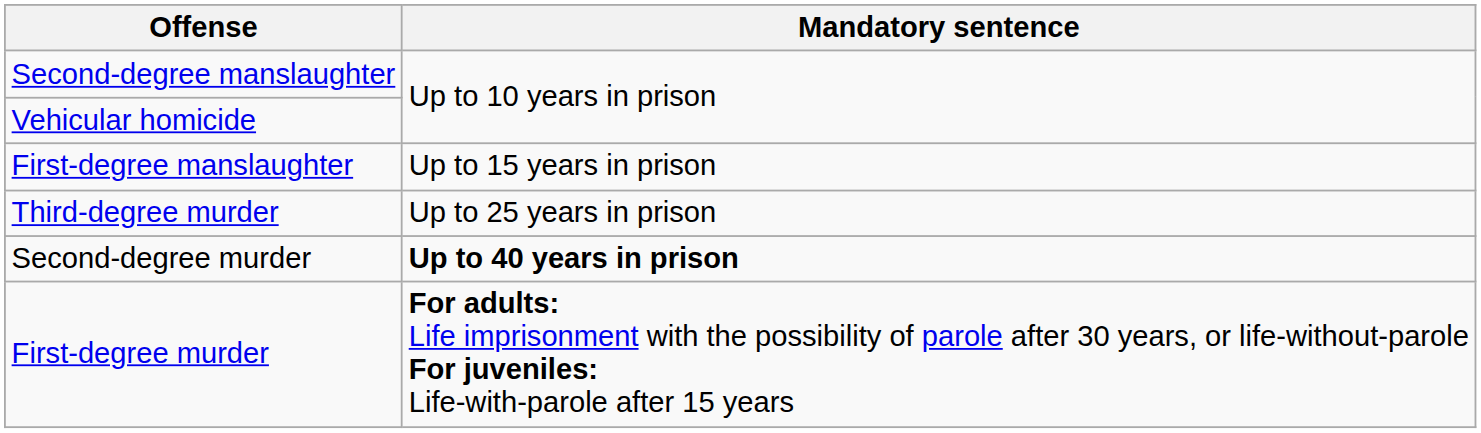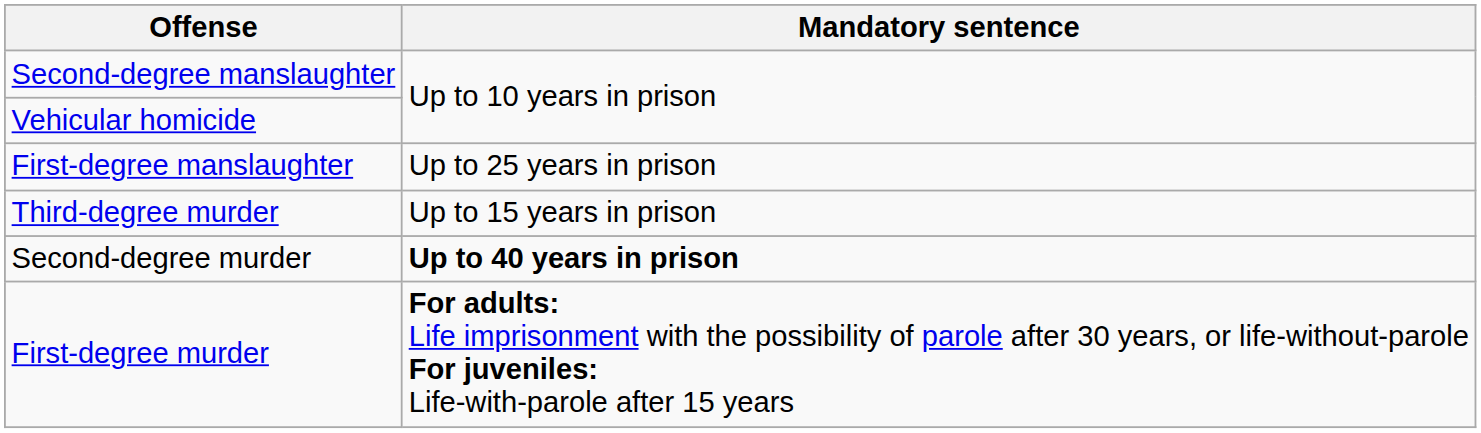(562, 166) Up to 15 years in prison -> (562, 166) Up to 25 years in prison
(562, 212) Up to 25 years in prison -> (562, 212) Up to 15 years in prison
